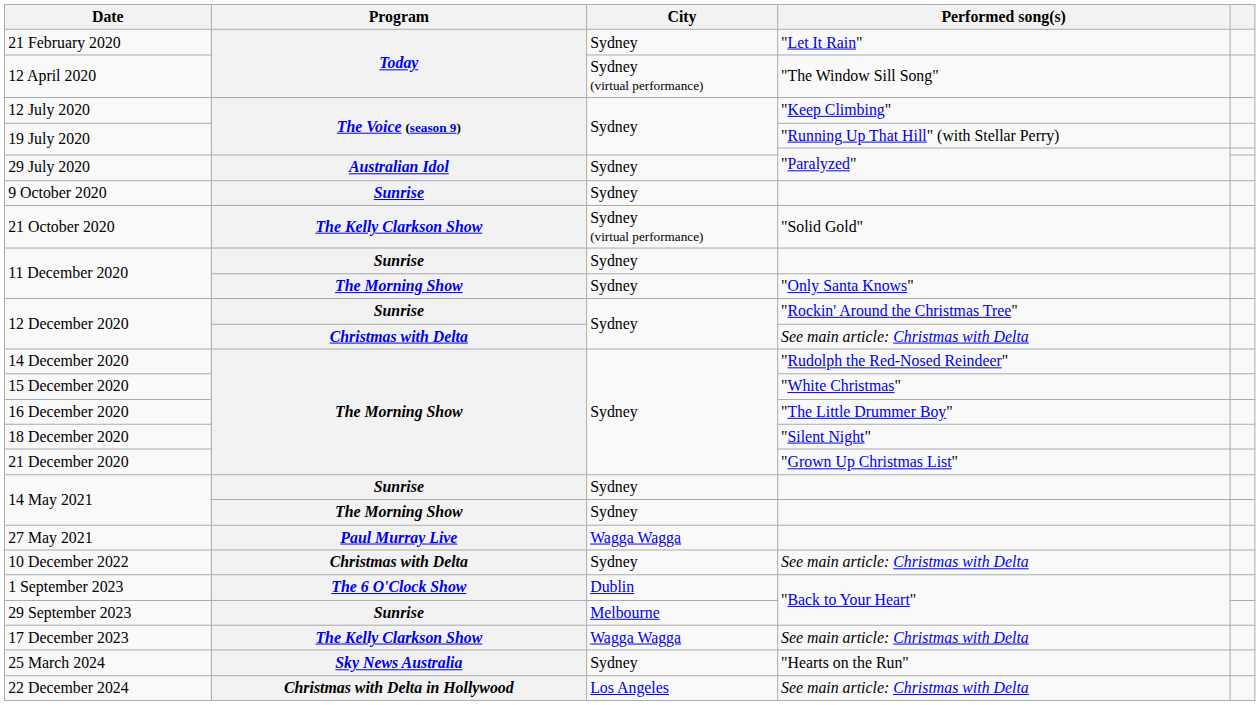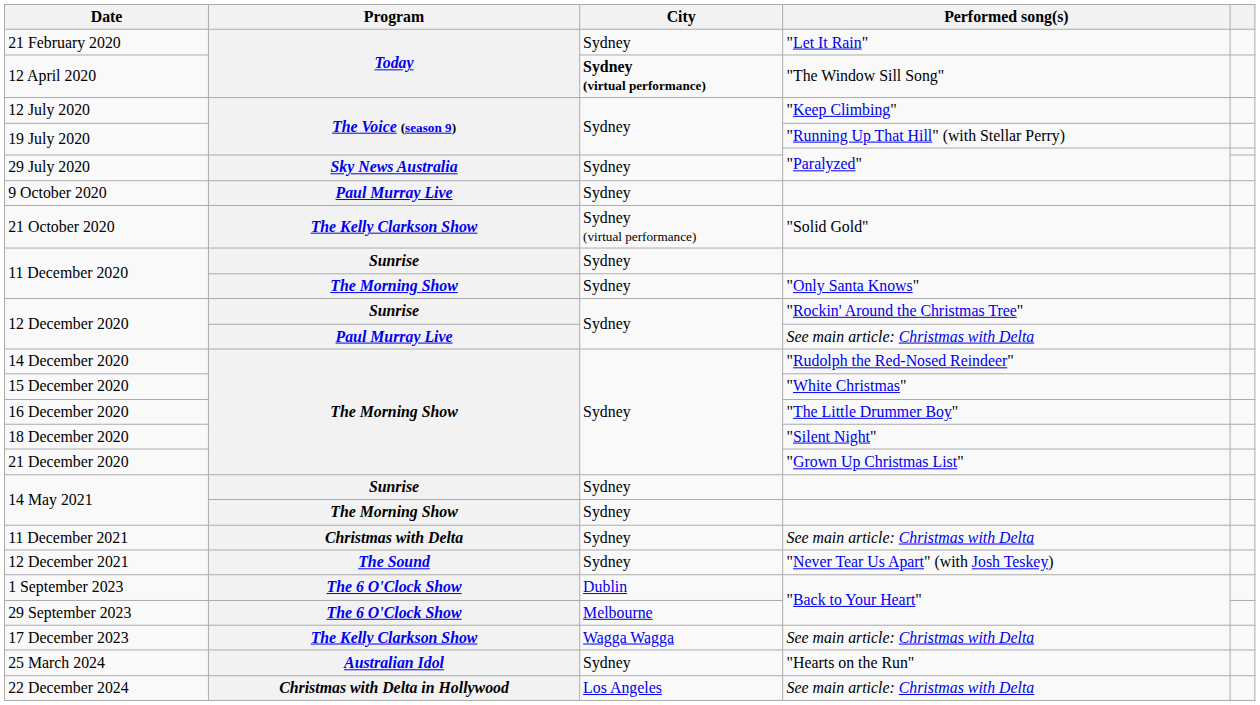(647, 76) normal -> (644, 76) bold
(399, 167) Australian Idol -> (394, 167) Sky News Australia
(399, 192) Sunrise -> (394, 192) Paul Murray Live
(399, 336) Christmas with Delta -> (394, 336) Paul Murray Live
- row: (50, 537)
+ row: (68, 537)
+ row: (68, 562)
- row: (68, 562)
(399, 612) Sunrise -> (394, 612) The 6 O'Clock Show
(399, 662) Sky News Australia -> (394, 662) Australian Idol
